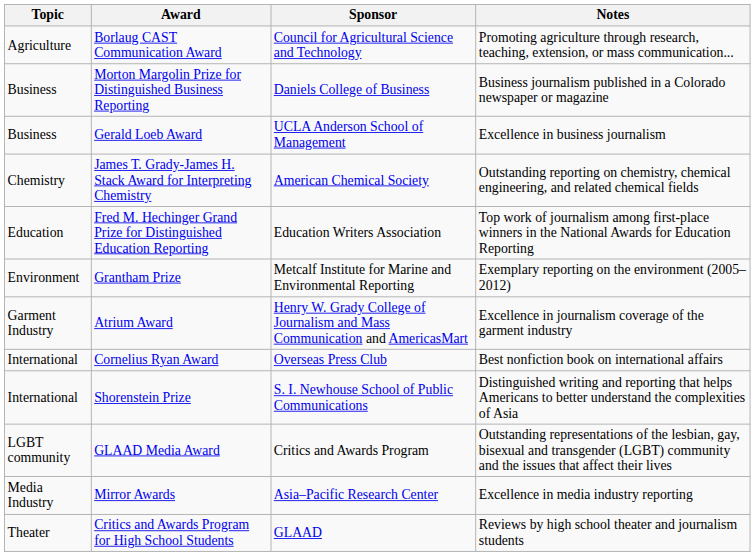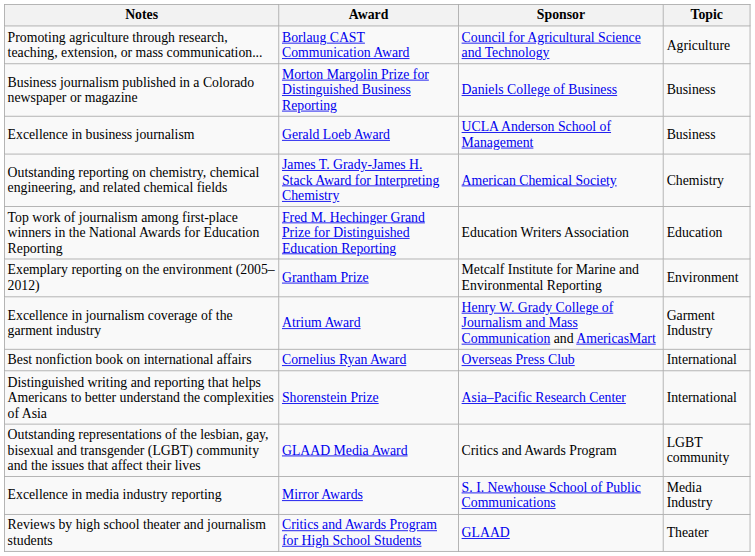columns swapped: (48, 15) <-> (613, 15)
(363, 397) S. I. Newhouse School of Public Communications -> (544, 397) Asia–Pacific Research Center
(356, 495) Asia–Pacific Research Center -> (551, 495) S. I. Newhouse School of Public Communications
